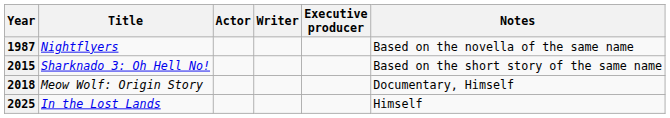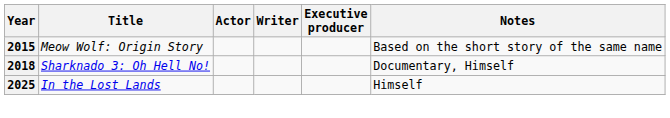- row: (21, 47)
(126, 66) Sharknado 3: Oh Hell No! -> (122, 47) Meow Wolf: Origin Story
(122, 85) Meow Wolf: Origin Story -> (126, 66) Sharknado 3: Oh Hell No!
